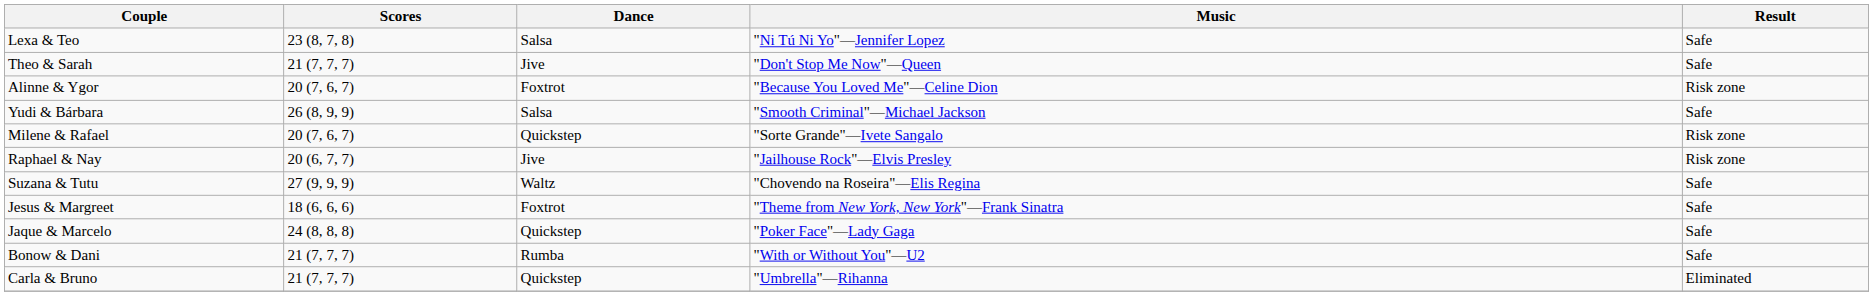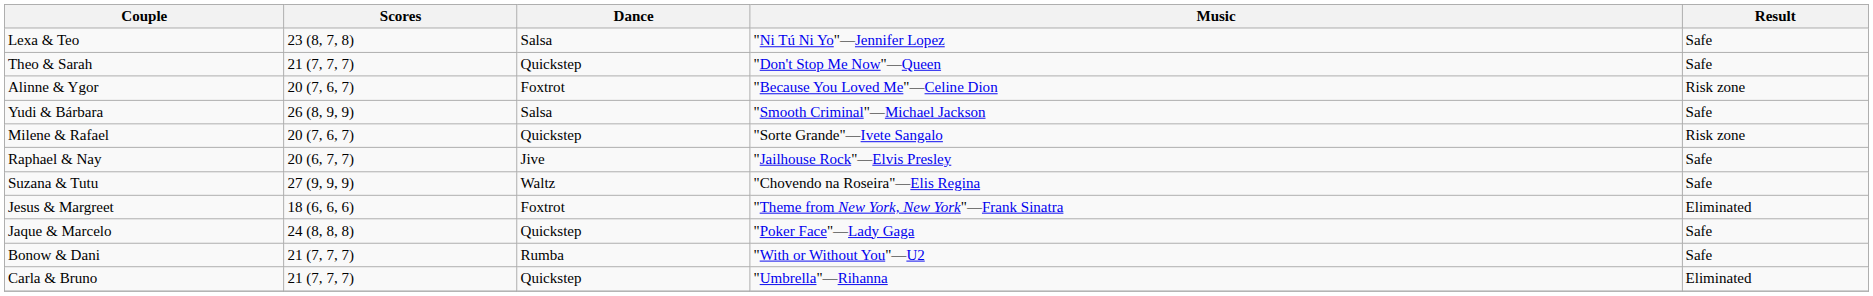(533, 64) Jive -> (551, 64) Quickstep
(1715, 159) Risk zone -> (1699, 159) Safe
(1699, 207) Safe -> (1719, 207) Eliminated
